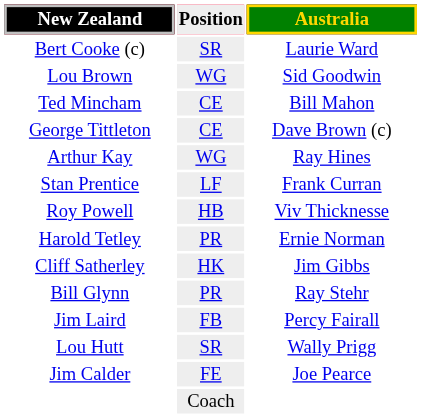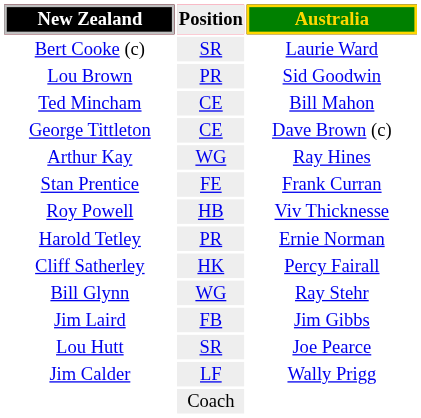(211, 76) WG -> (211, 76) PR
(211, 184) LF -> (211, 184) FE
(332, 265) Jim Gibbs -> (332, 265) Percy Fairall
(211, 292) PR -> (211, 292) WG
(332, 319) Percy Fairall -> (332, 319) Jim Gibbs
(332, 346) Wally Prigg -> (332, 346) Joe Pearce
(211, 374) FE -> (211, 374) LF
(332, 374) Joe Pearce -> (332, 374) Wally Prigg
